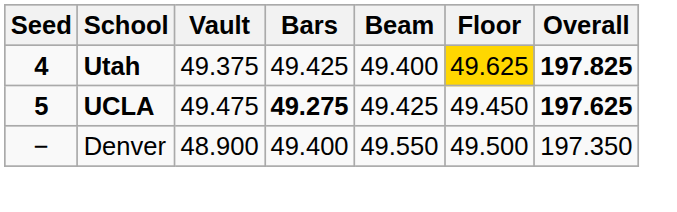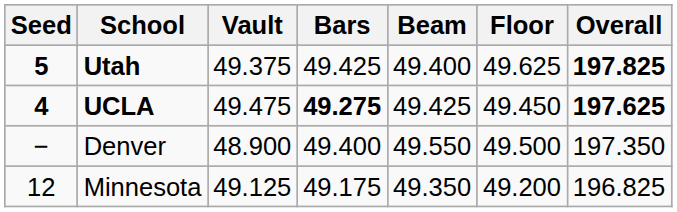(41, 66) 4 -> (41, 66) 5
(489, 66) gold background -> (522, 66) no background
(41, 106) 5 -> (41, 106) 4
+ row: (143, 187)
